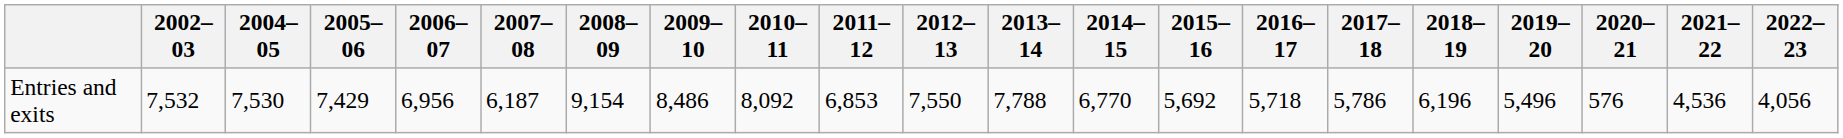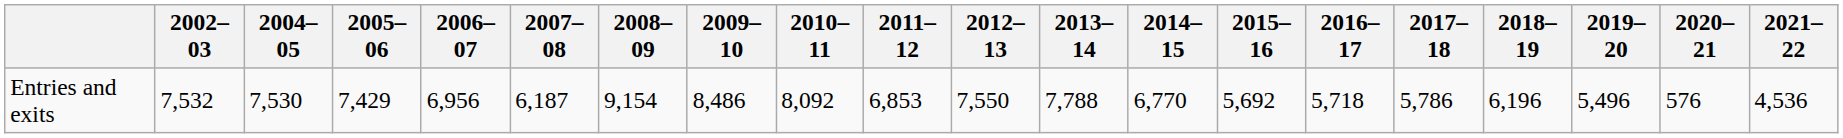- column: (1795, 36)
